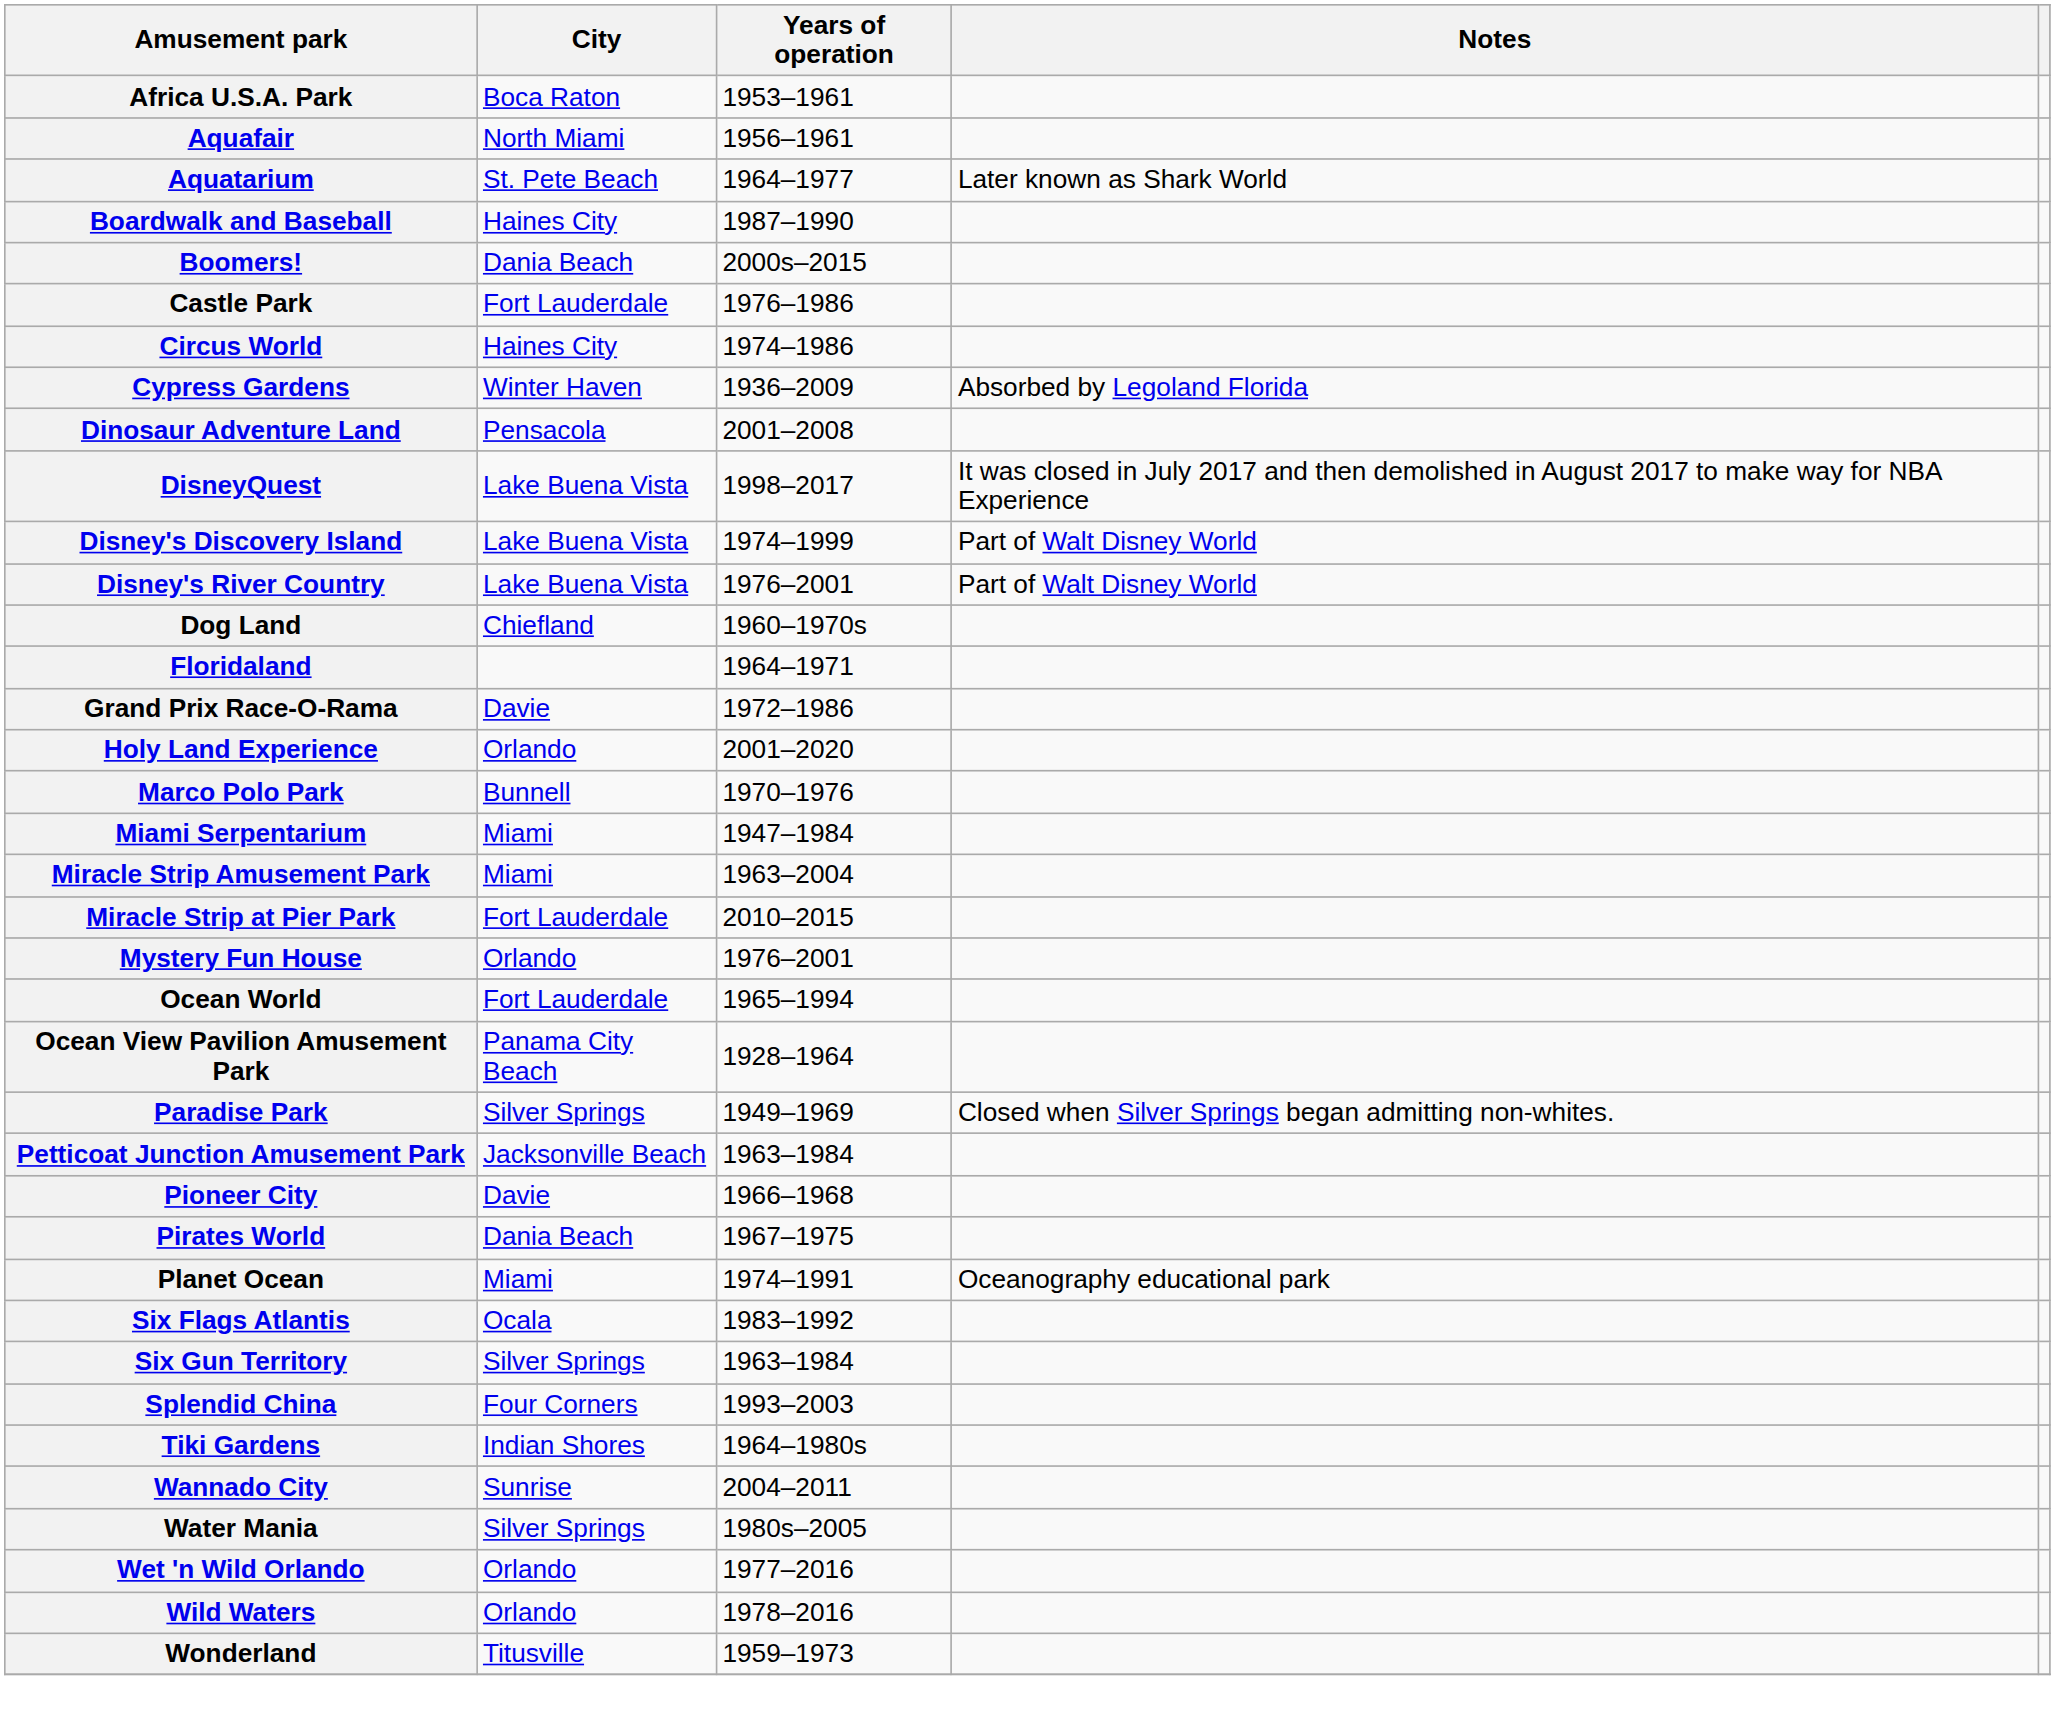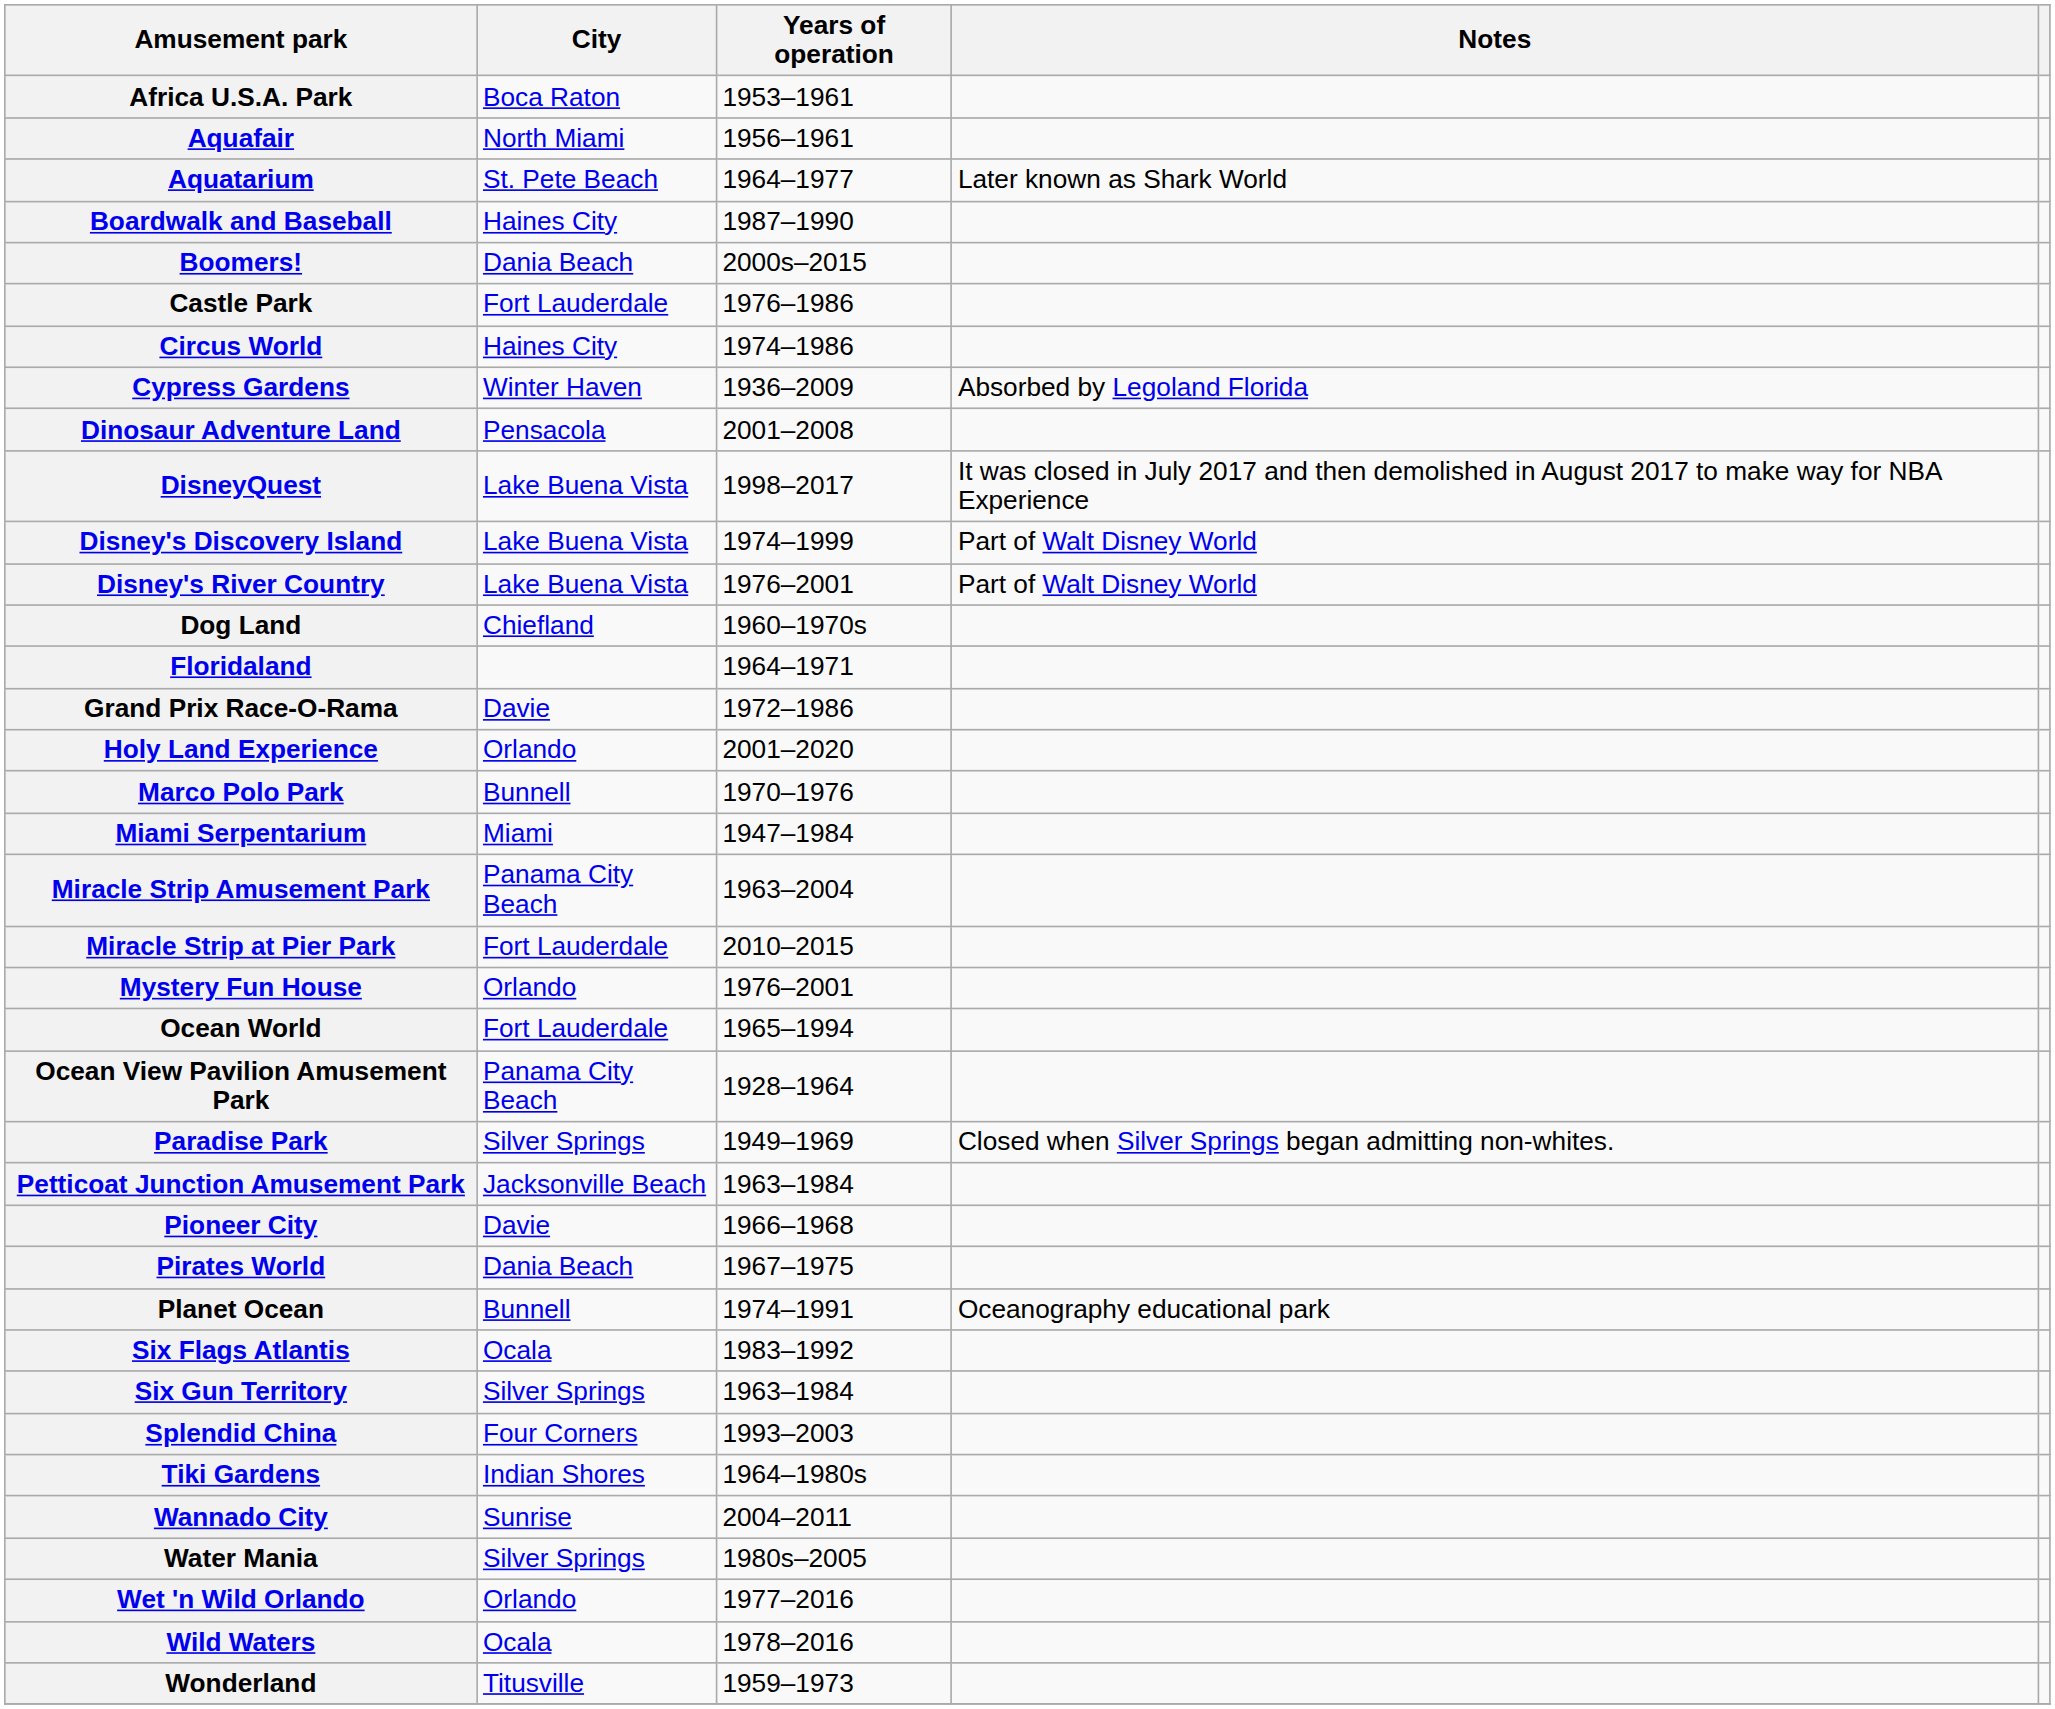(518, 875) Miami -> (558, 889) Panama City Beach
(518, 1279) Miami -> (527, 1308) Bunnell
(530, 1612) Orlando -> (517, 1641) Ocala
